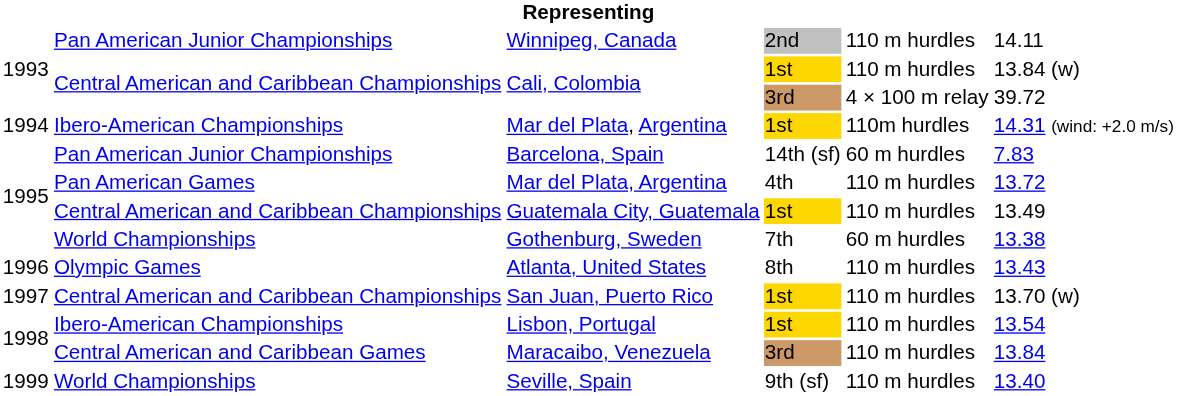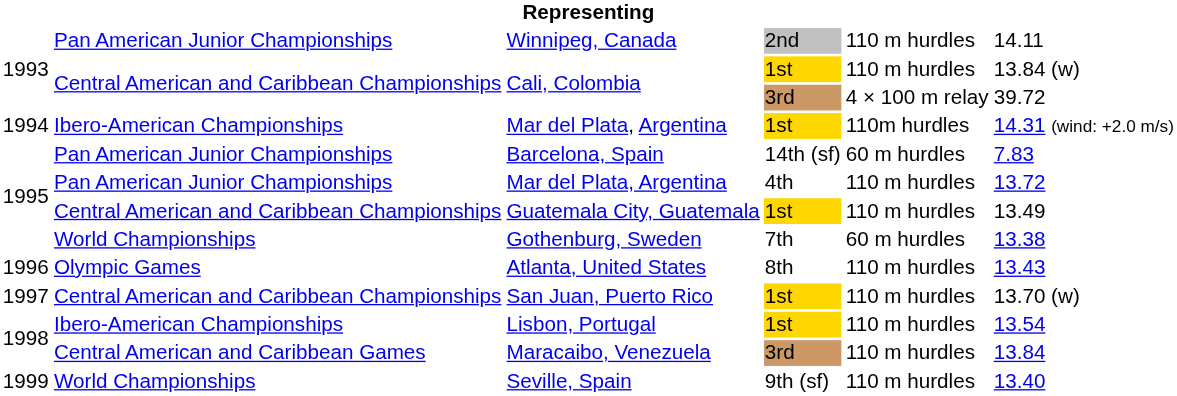(154, 182) Pan American Games -> (223, 182) Pan American Junior Championships
